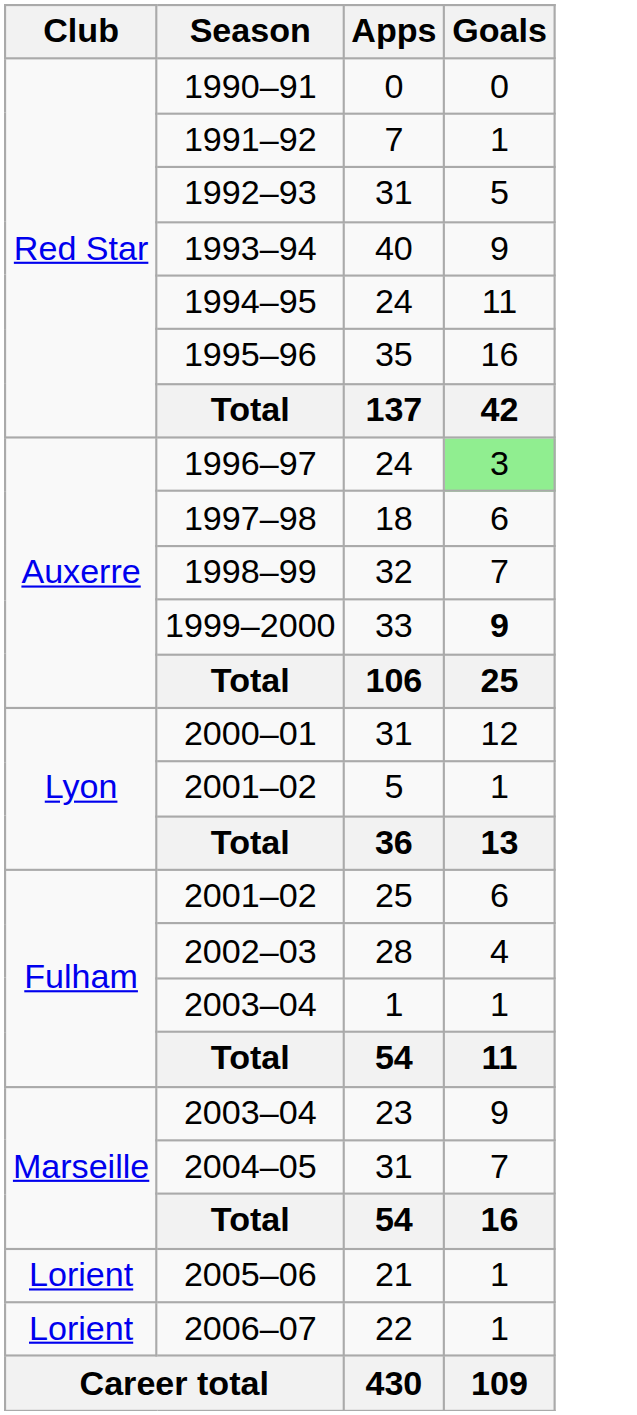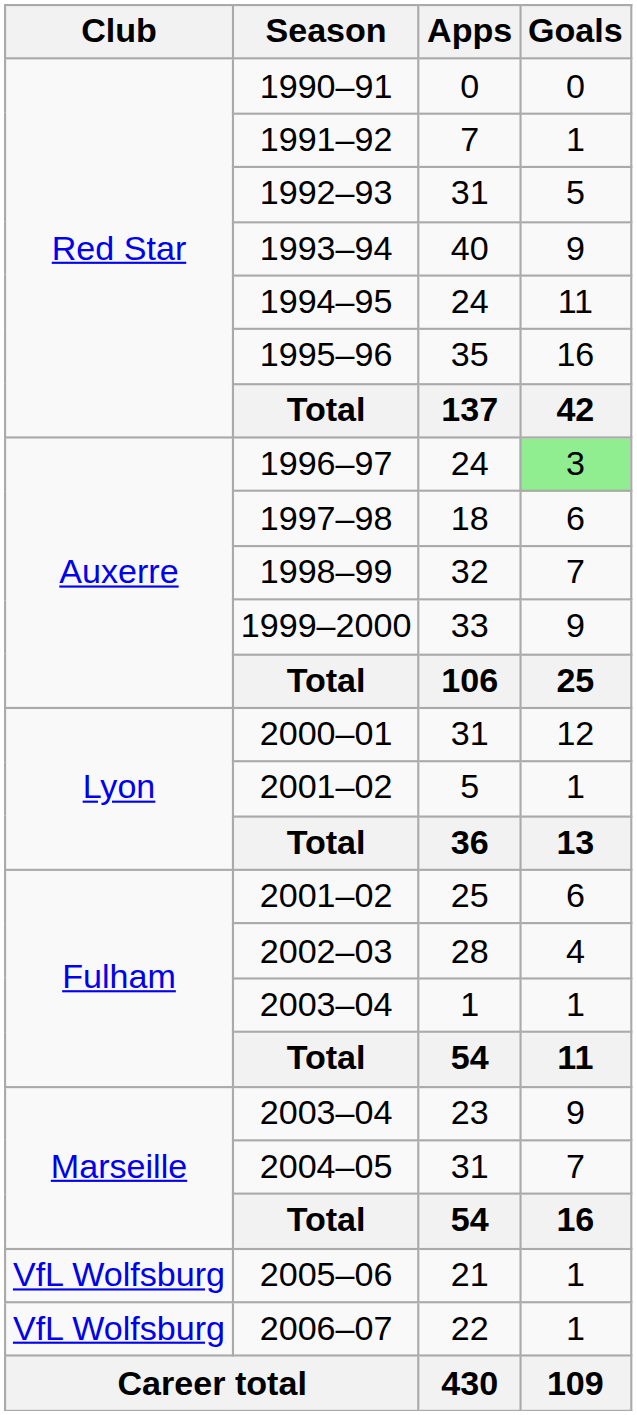(500, 626) bold -> (575, 626) normal
(81, 1274) Lorient -> (119, 1274) VfL Wolfsburg
(81, 1328) Lorient -> (119, 1328) VfL Wolfsburg
